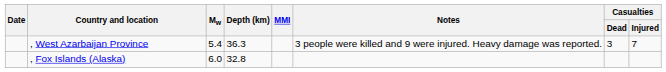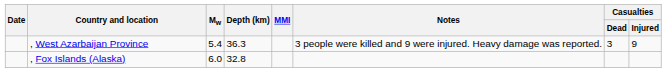(634, 43) 7 -> (634, 43) 9
